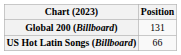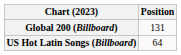(157, 43) 66 -> (157, 43) 64
